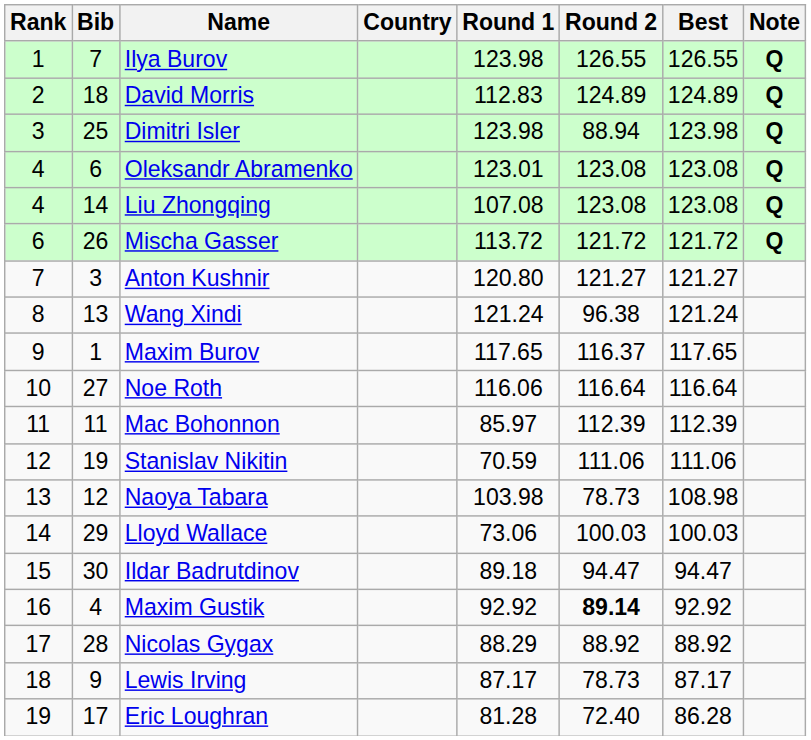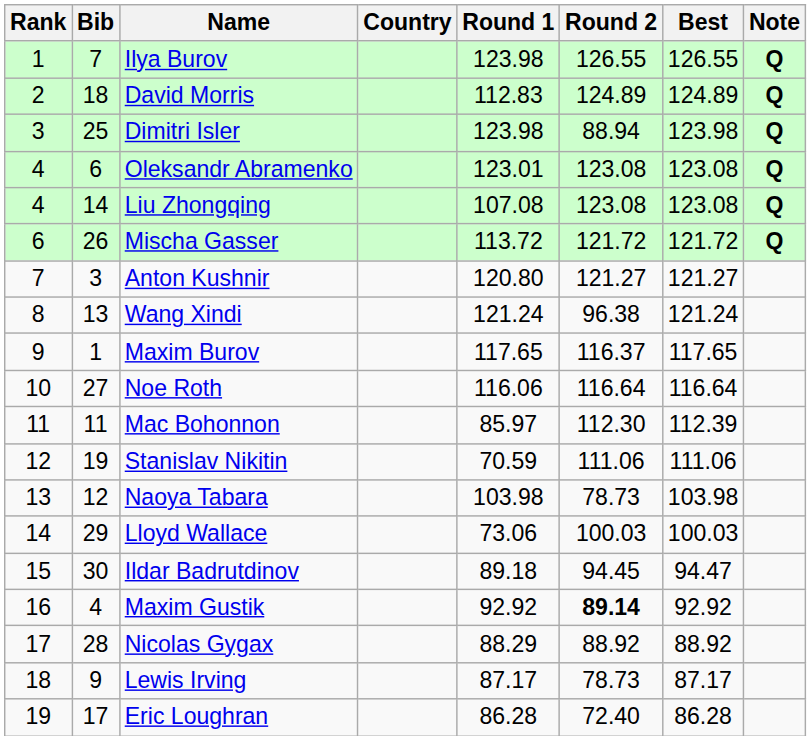(611, 424) 112.39 -> (611, 424) 112.30
(703, 497) 108.98 -> (703, 497) 103.98
(611, 570) 94.47 -> (611, 570) 94.45
(508, 717) 81.28 -> (508, 717) 86.28
